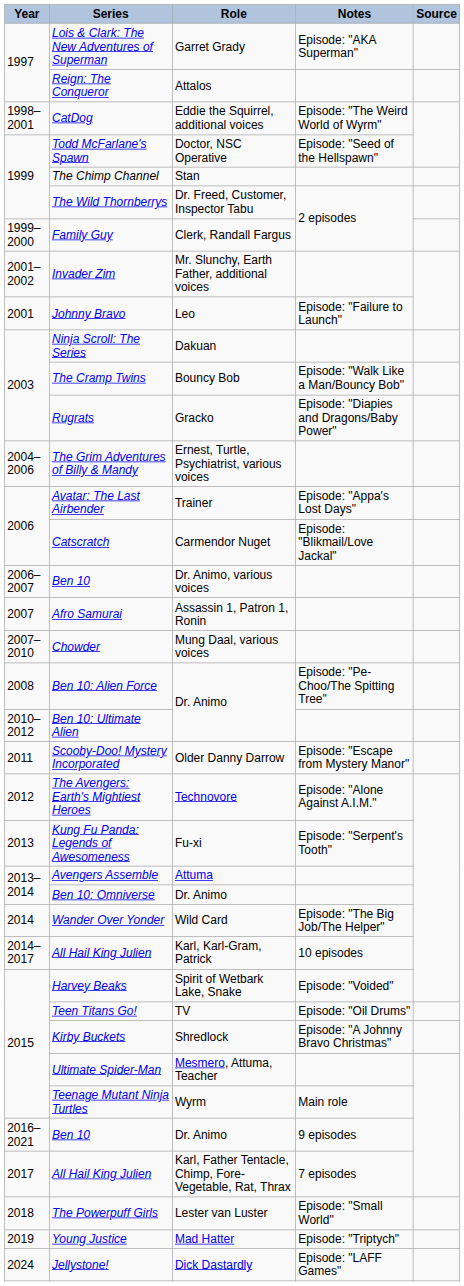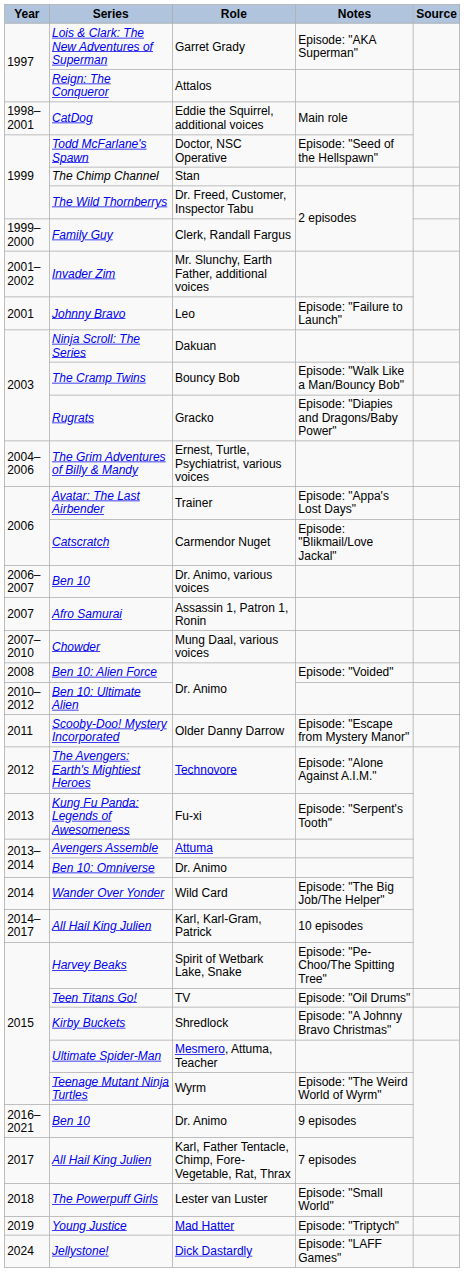(353, 118) Episode: "The Weird World of Wyrm" -> (323, 118) Main role
(346, 686) Episode: "Pe-Choo/The Spitting Tree" -> (346, 672) Episode: "Voided"
(346, 985) Episode: "Voided" -> (346, 965) Episode: "Pe-Choo/The Spitting Tree"
(323, 1102) Main role -> (353, 1088) Episode: "The Weird World of Wyrm"
